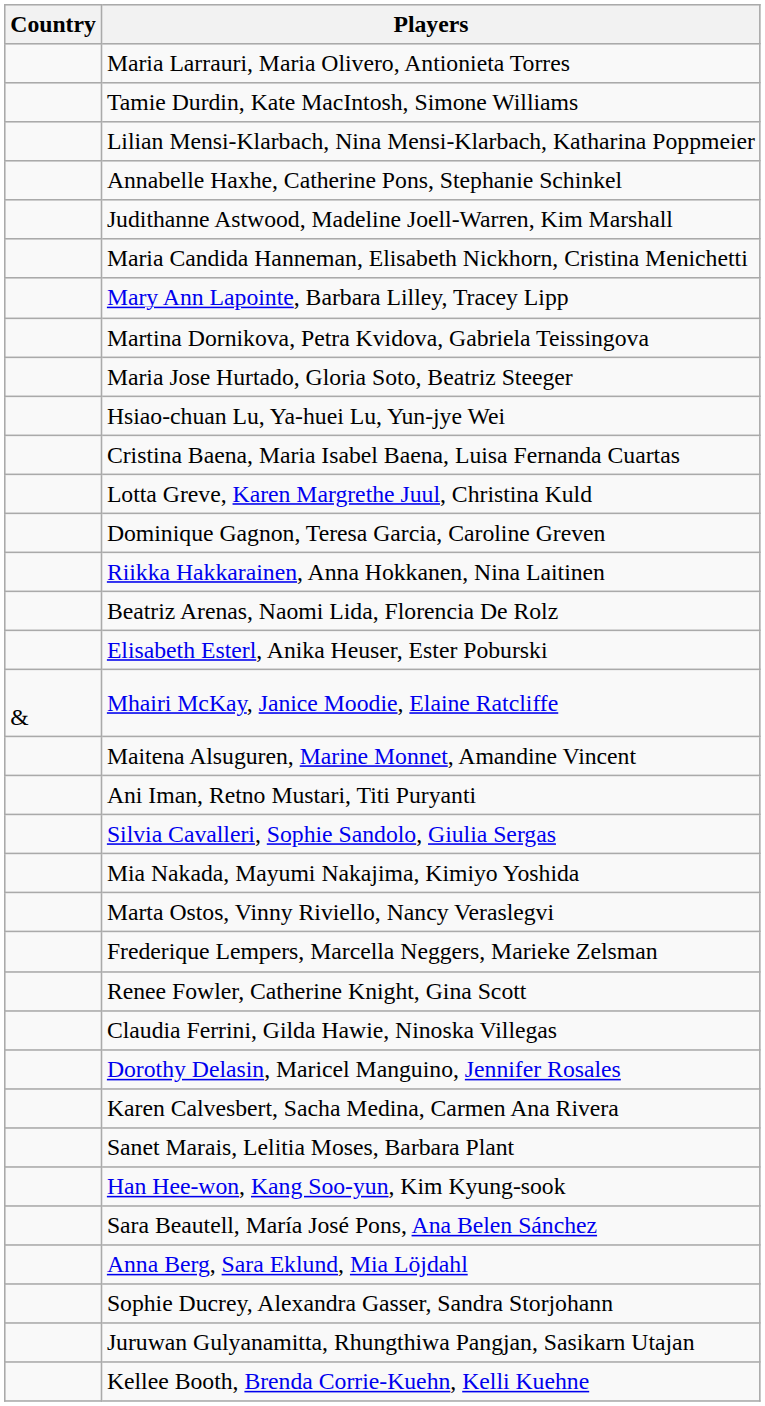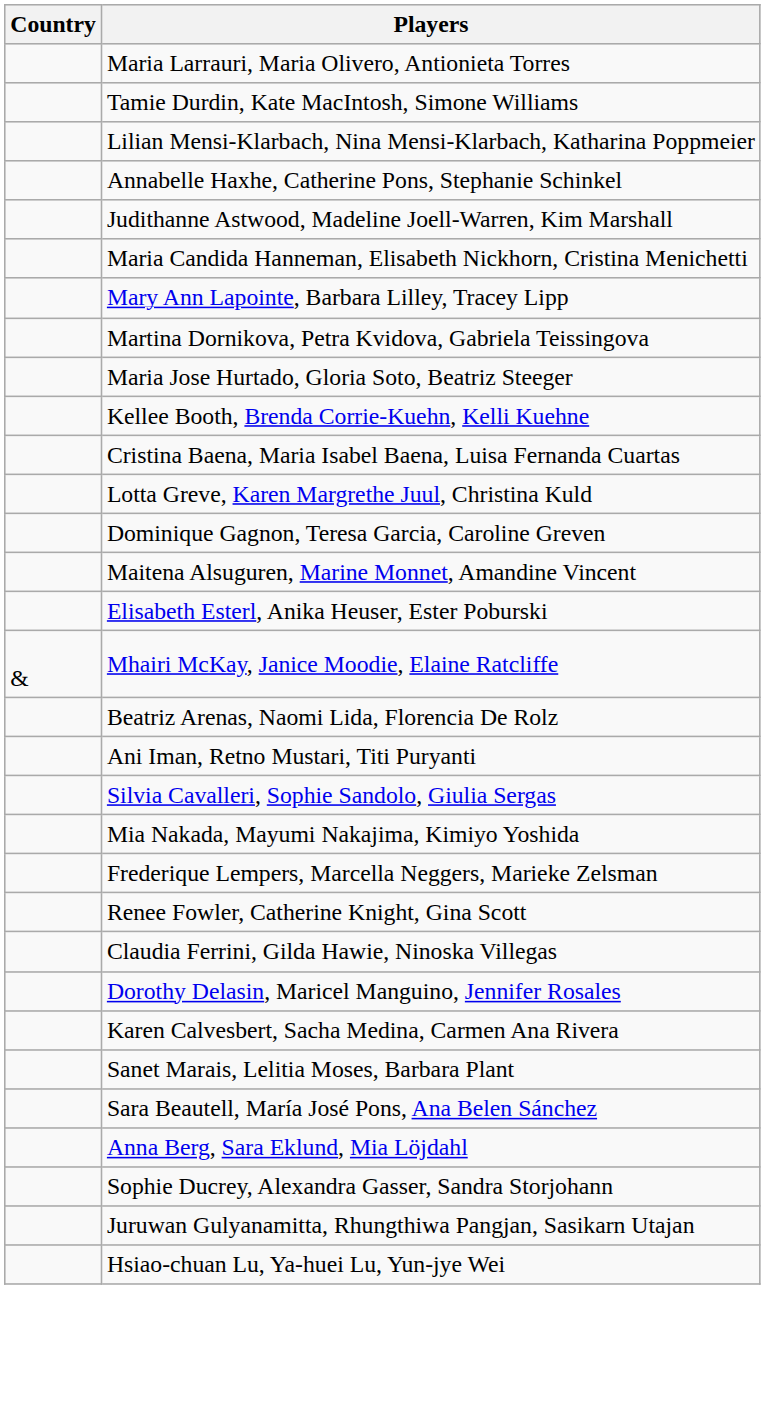rows swapped: (306, 415) <-> (348, 1381)
- row: (356, 571)
rows swapped: (371, 756) <-> (333, 610)
- row: (330, 912)
- row: (336, 1186)
